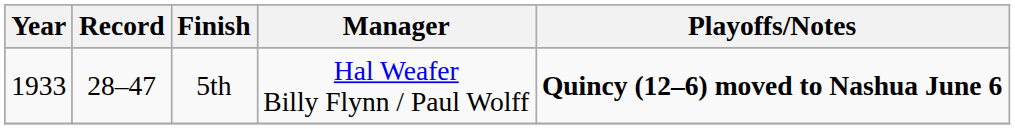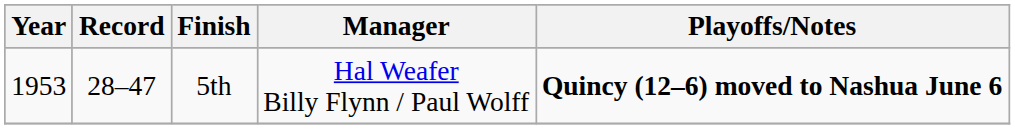(39, 85) 1933 -> (39, 85) 1953
